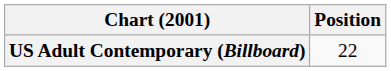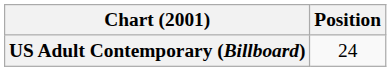(348, 50) 22 -> (348, 50) 24
